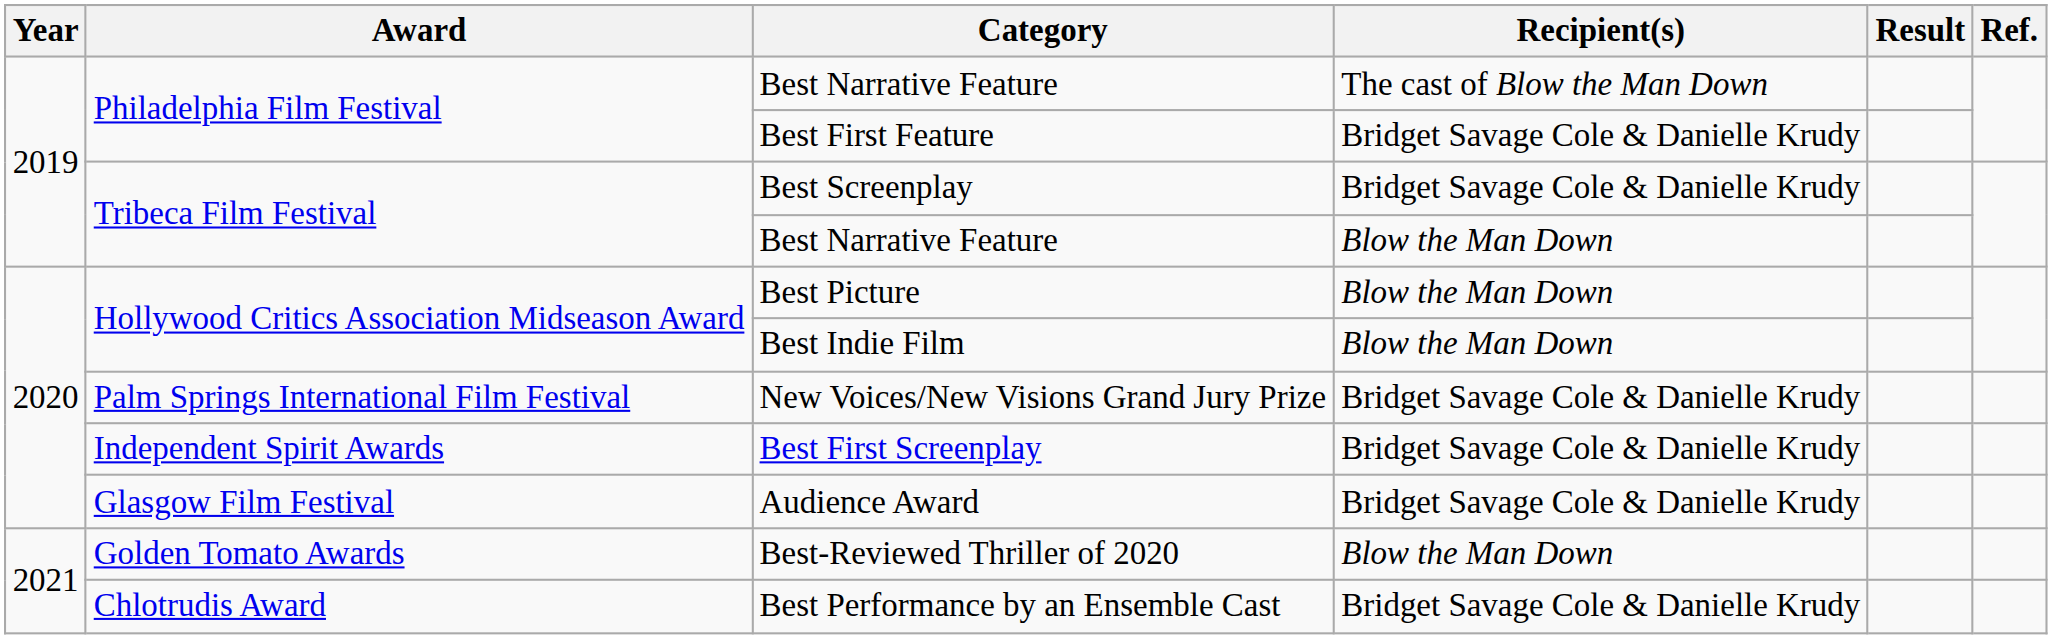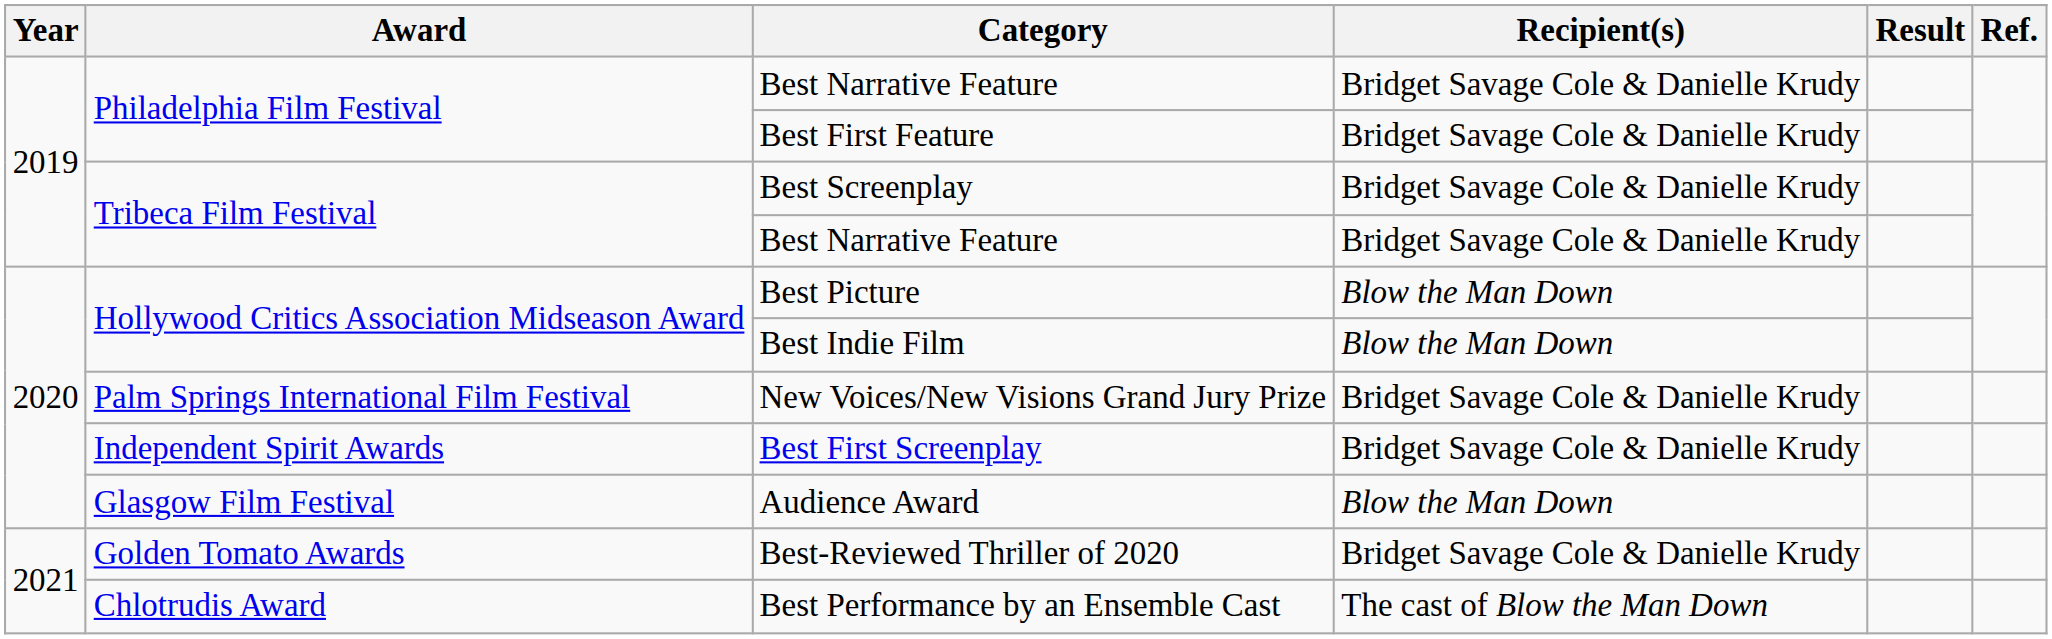(1555, 82) The cast of Blow the Man Down -> (1601, 82) Bridget Savage Cole & Danielle Krudy
(1477, 239) Blow the Man Down -> (1601, 239) Bridget Savage Cole & Danielle Krudy
(1601, 501) Bridget Savage Cole & Danielle Krudy -> (1477, 501) Blow the Man Down
(1477, 553) Blow the Man Down -> (1601, 553) Bridget Savage Cole & Danielle Krudy
(1601, 605) Bridget Savage Cole & Danielle Krudy -> (1555, 605) The cast of Blow the Man Down
